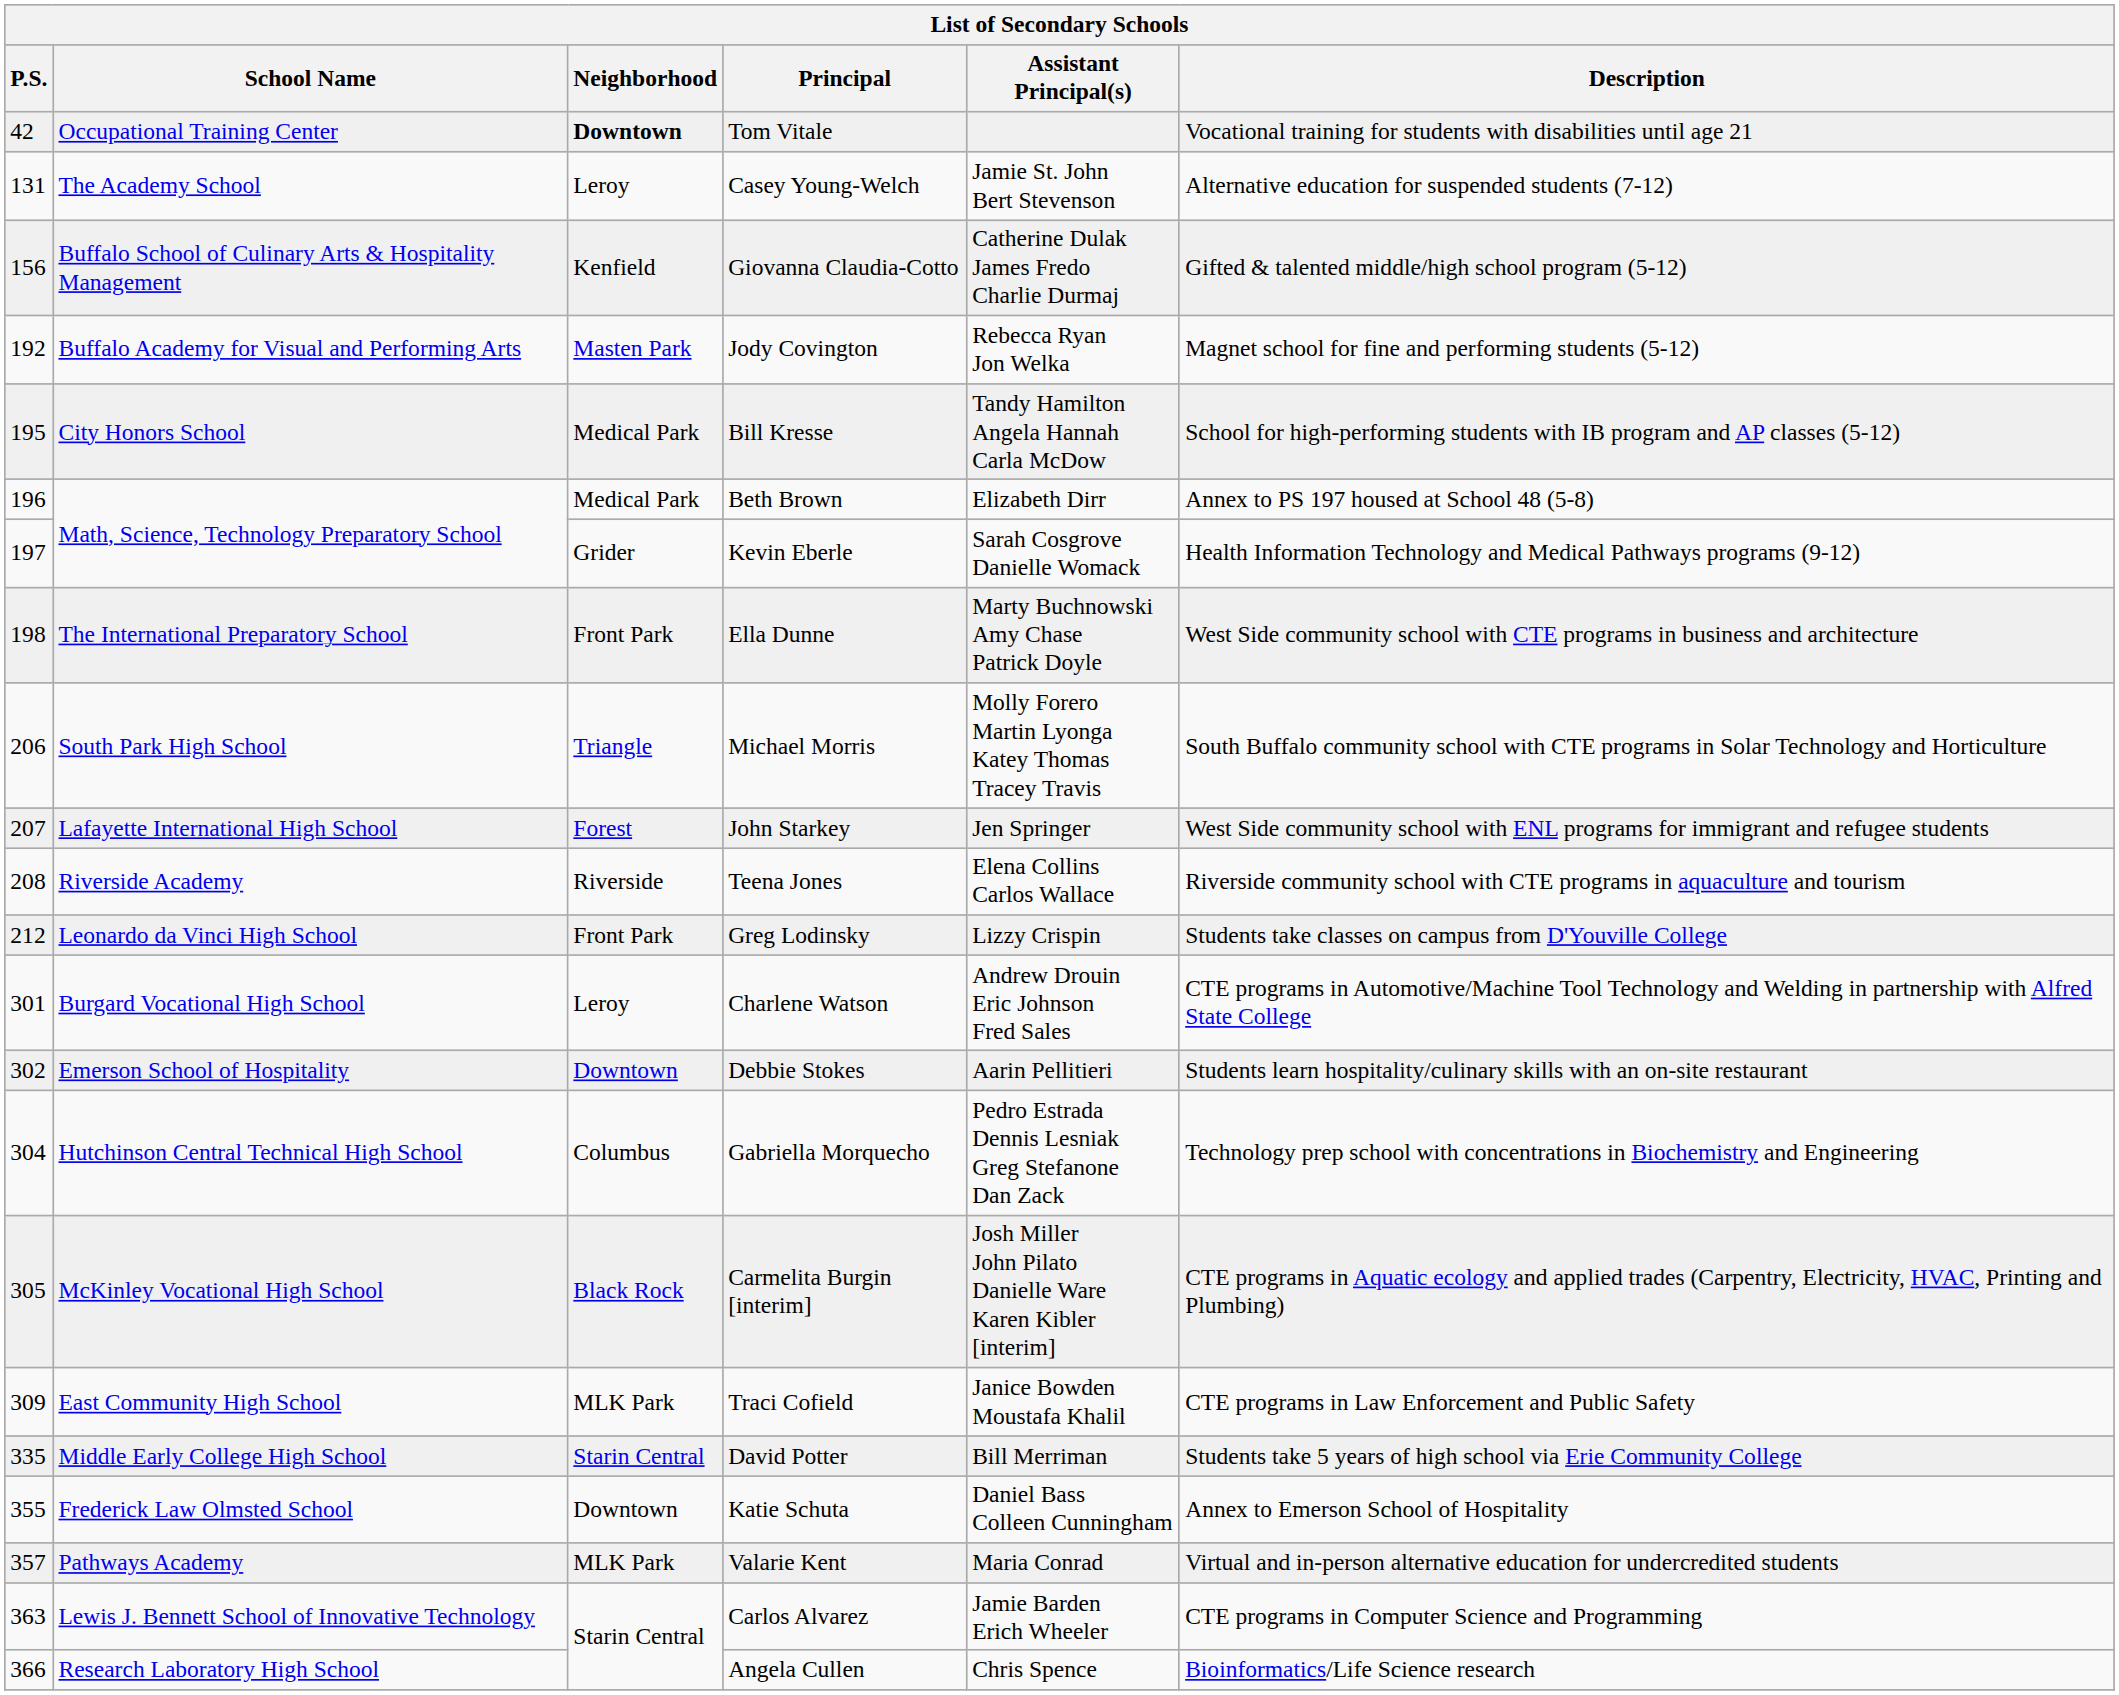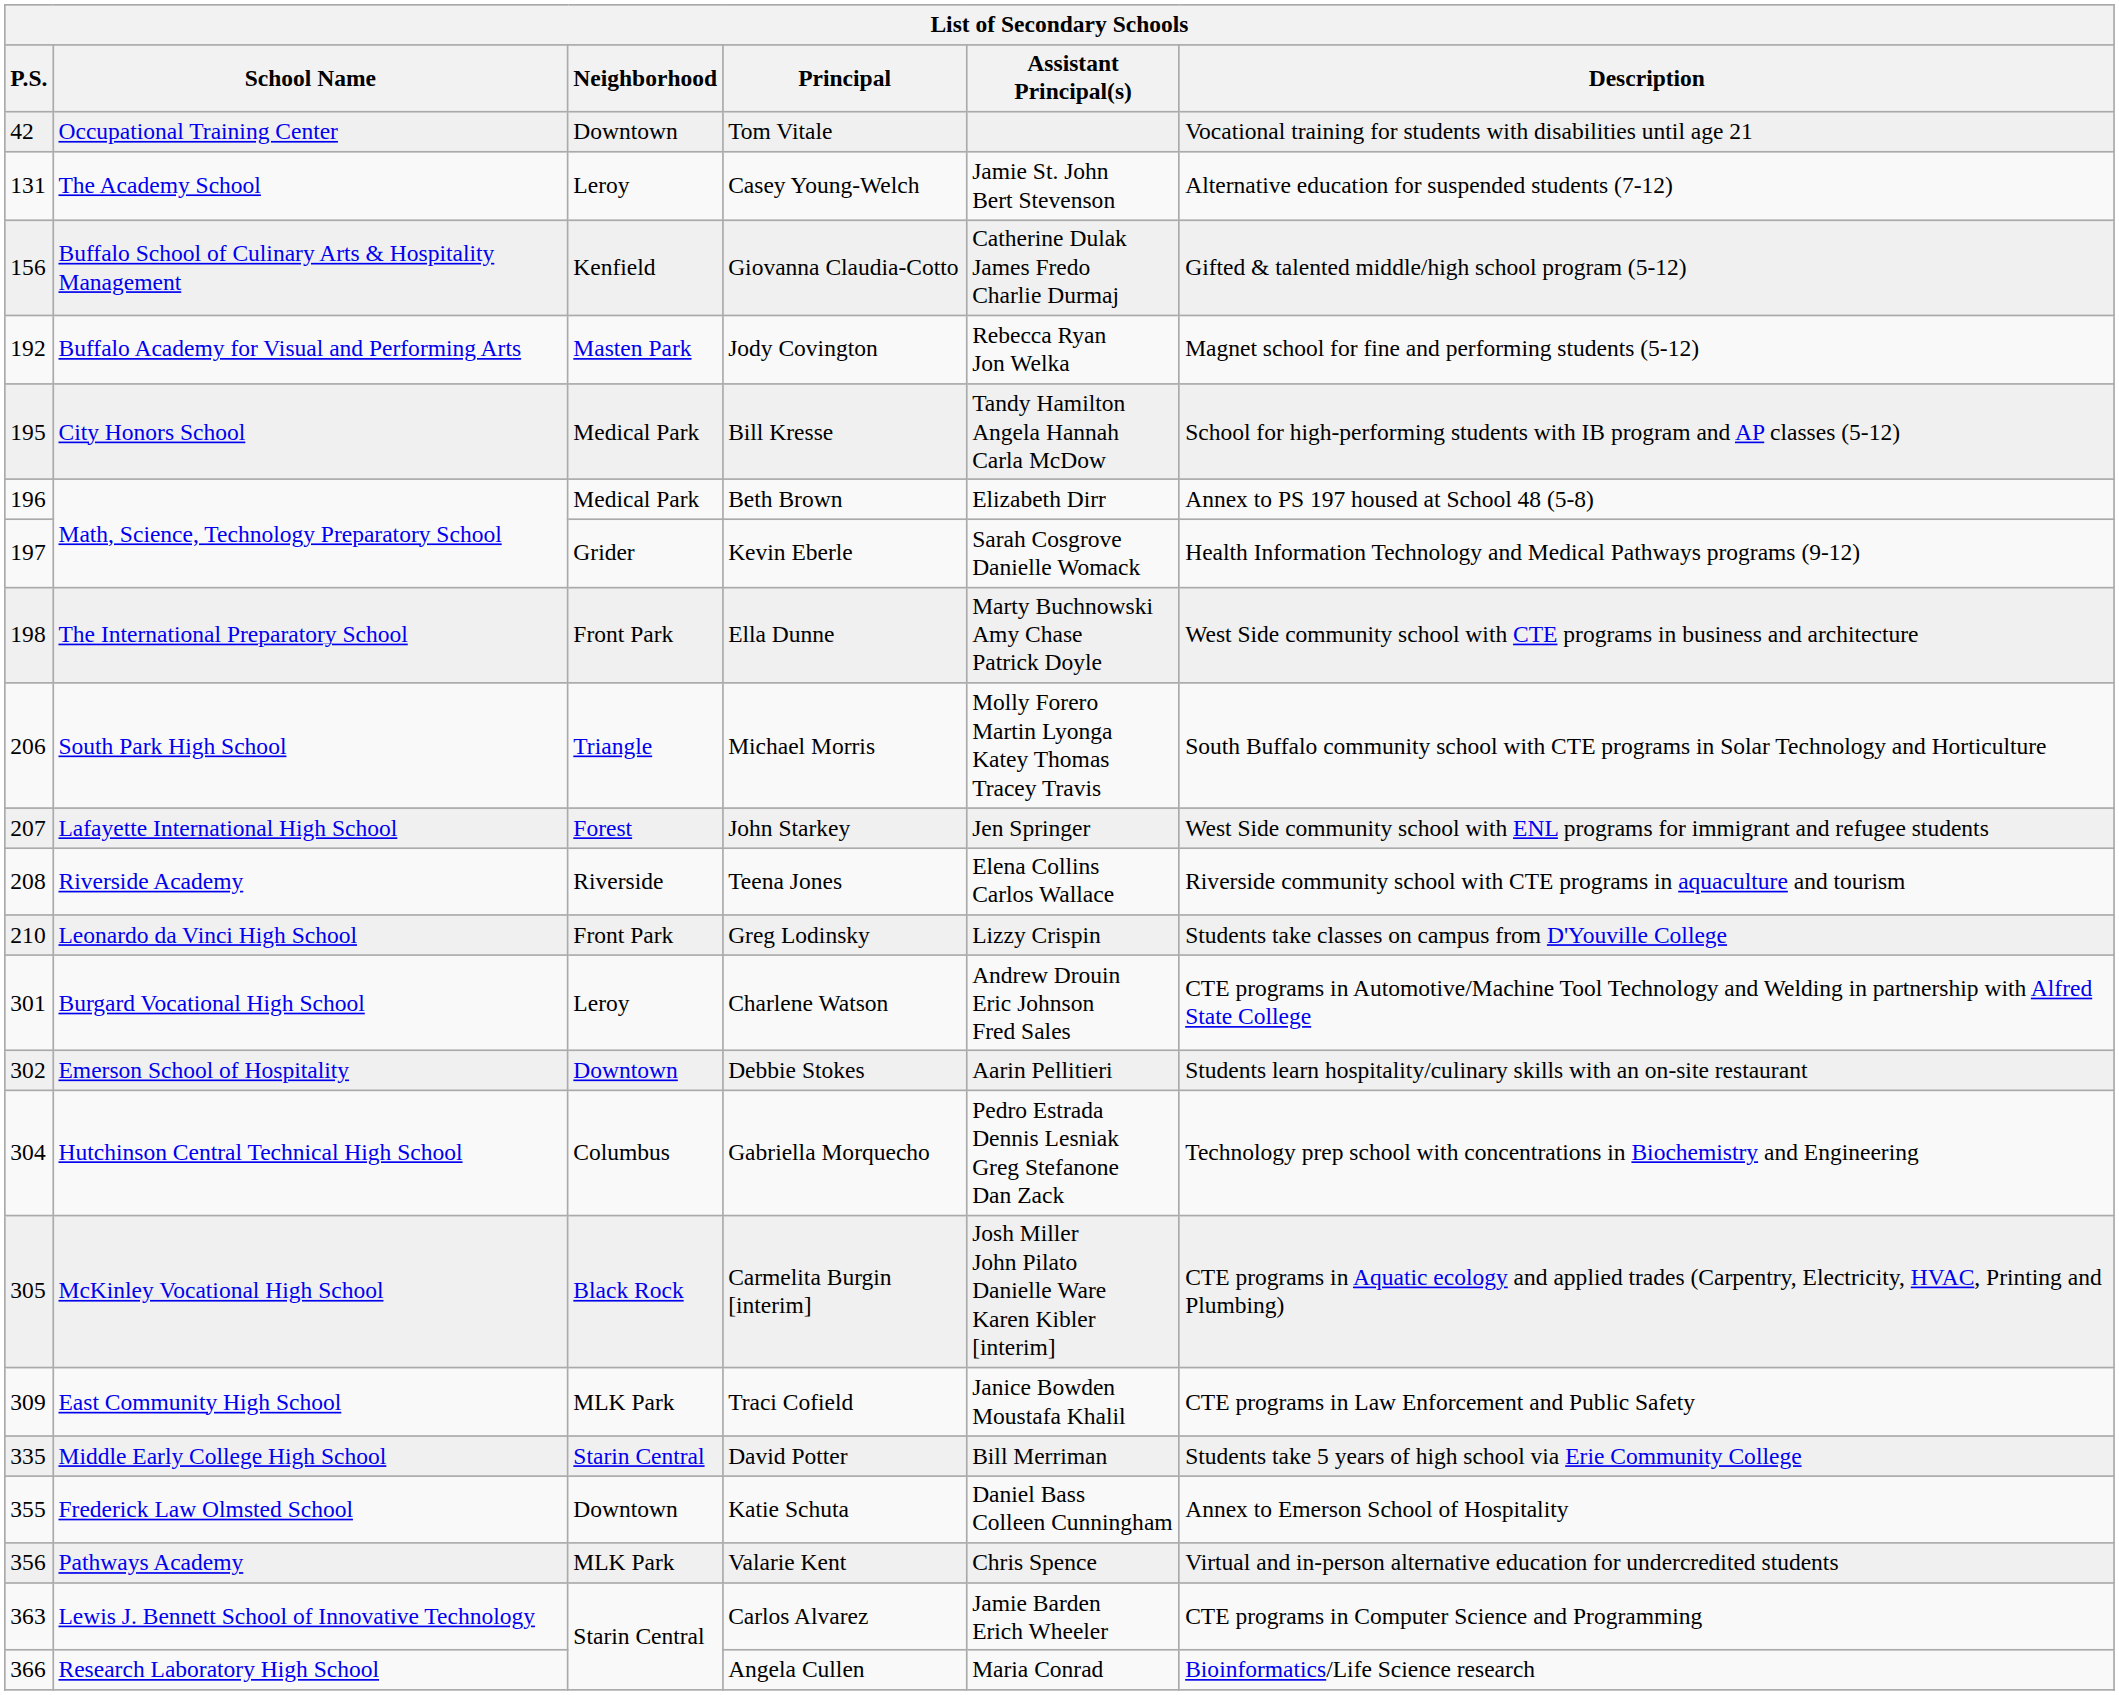(628, 131) bold -> (626, 131) normal
(28, 934) 212 -> (28, 934) 210
(28, 1562) 357 -> (28, 1562) 356
(1038, 1562) Maria Conrad -> (1034, 1562) Chris Spence
(1034, 1669) Chris Spence -> (1038, 1669) Maria Conrad
